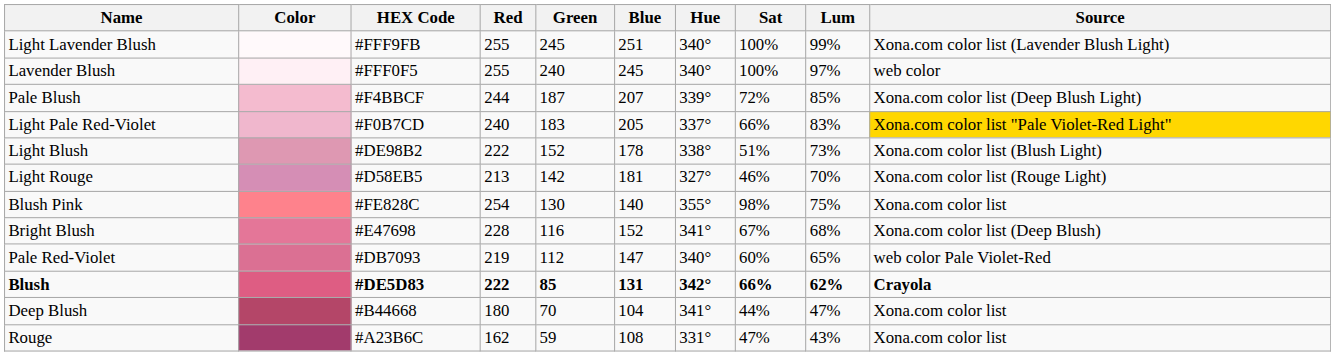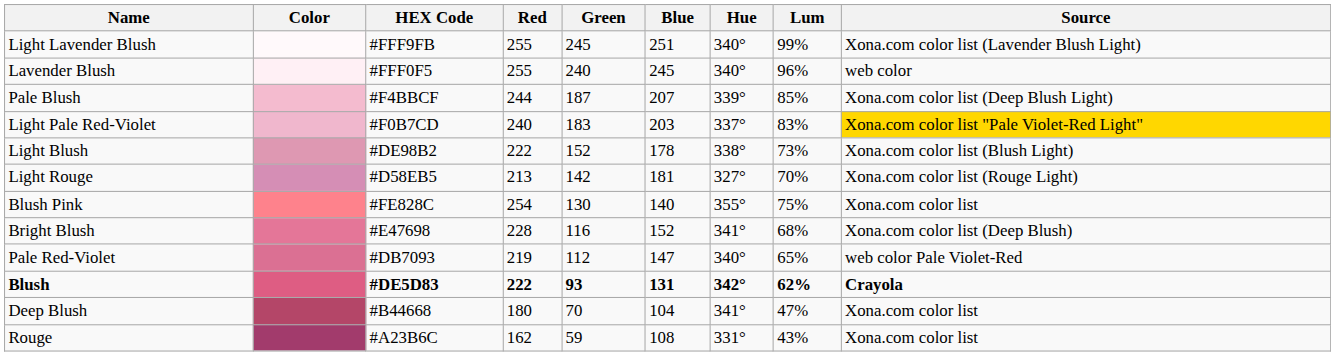- column: (771, 17)
(825, 71) 97% -> (793, 71) 96%
(631, 124) 205 -> (662, 124) 203
(548, 284) 85 -> (574, 284) 93
